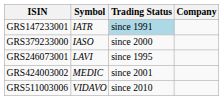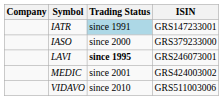columns swapped: (196, 12) <-> (37, 12)
(132, 57) normal -> (110, 57) bold
